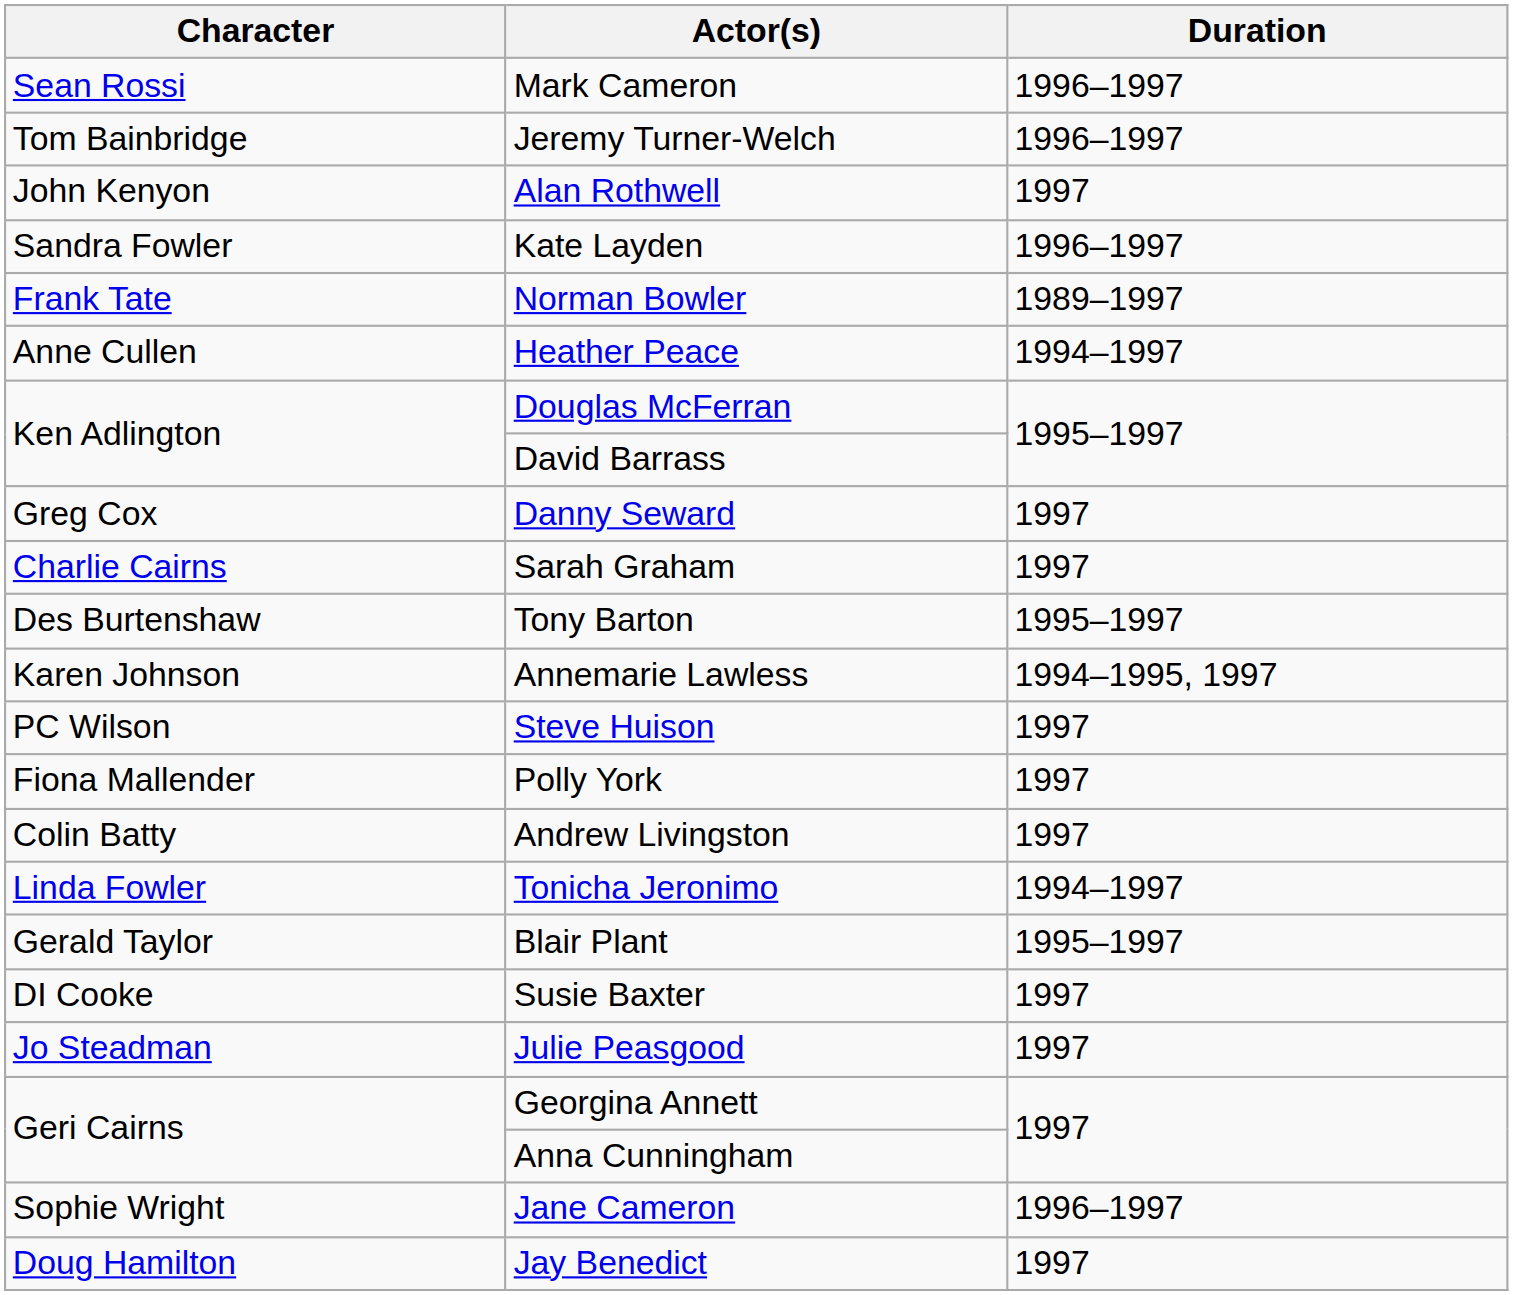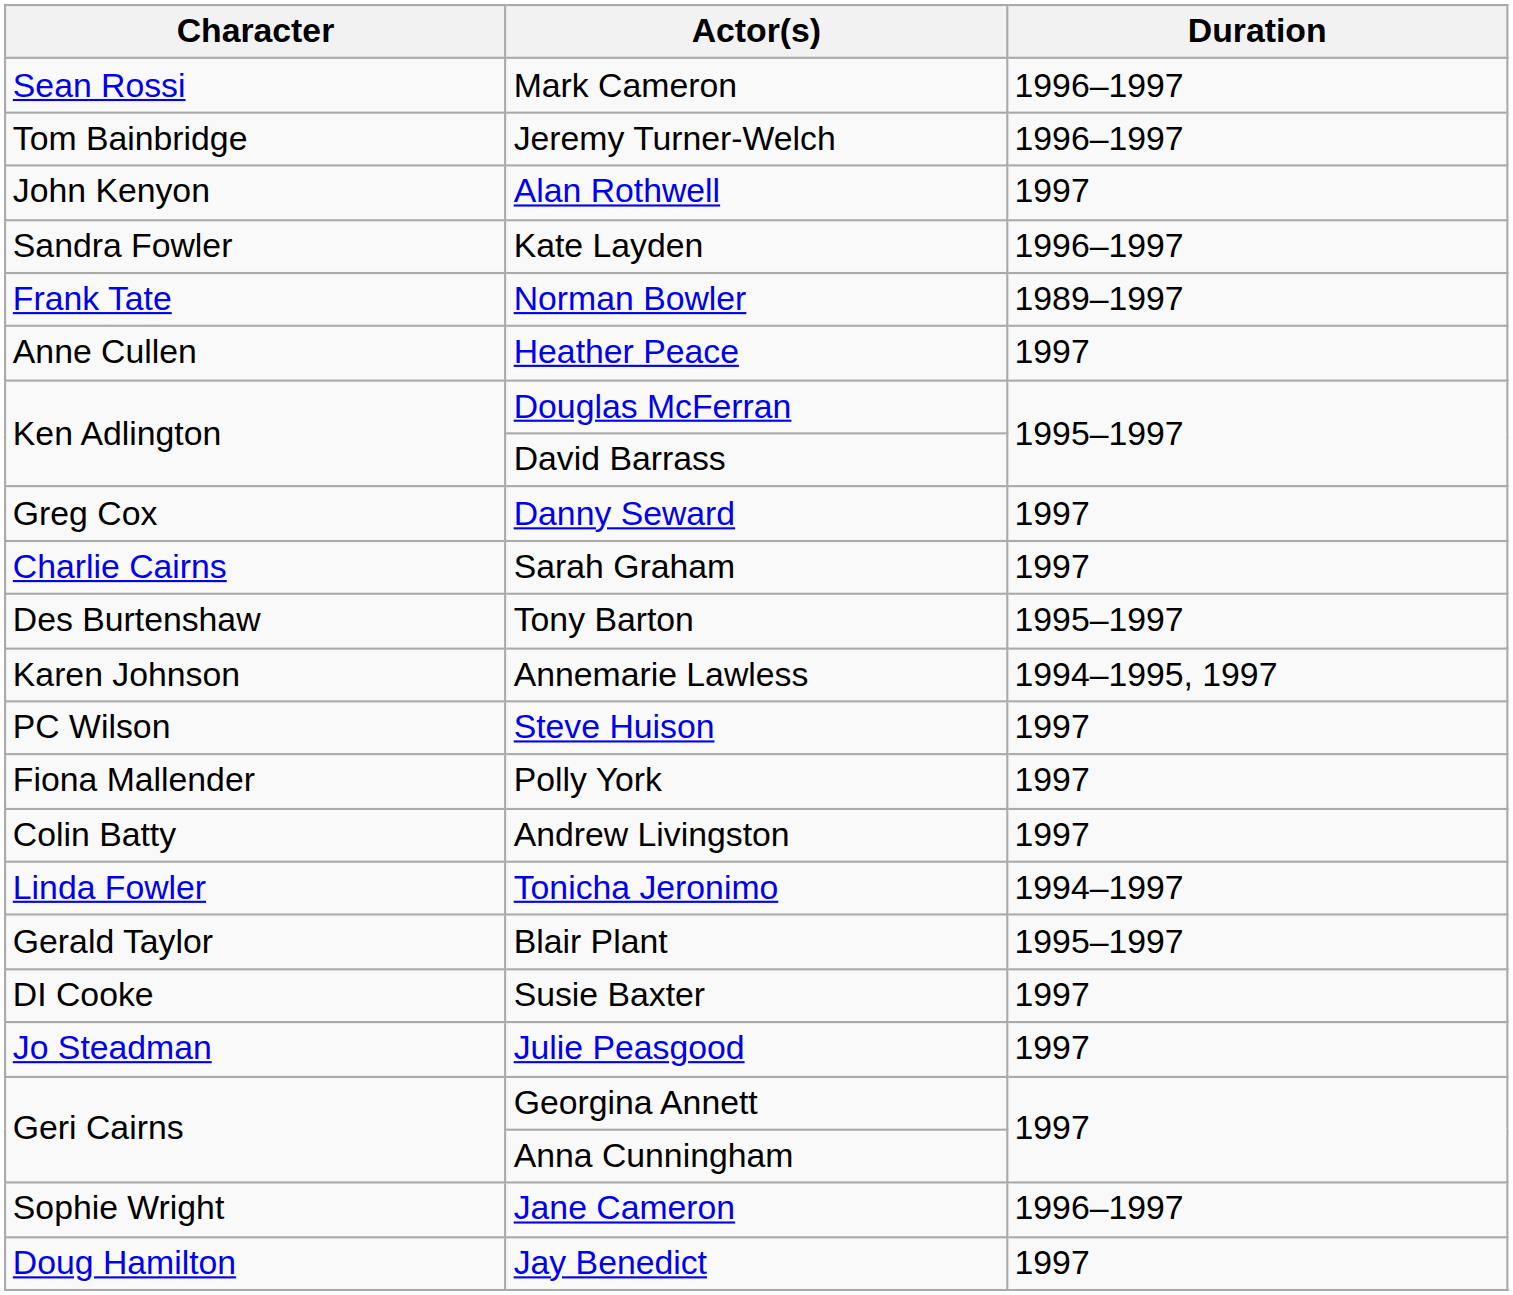(1099, 352) 1994–1997 -> (1052, 352) 1997
